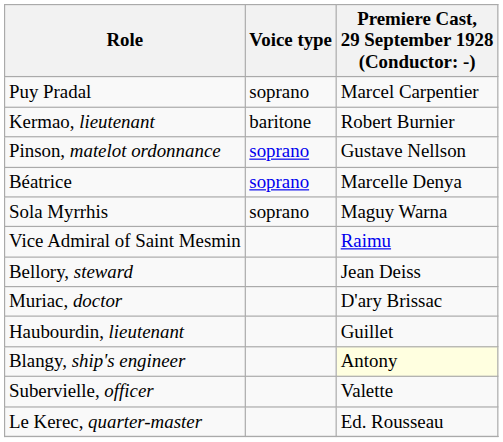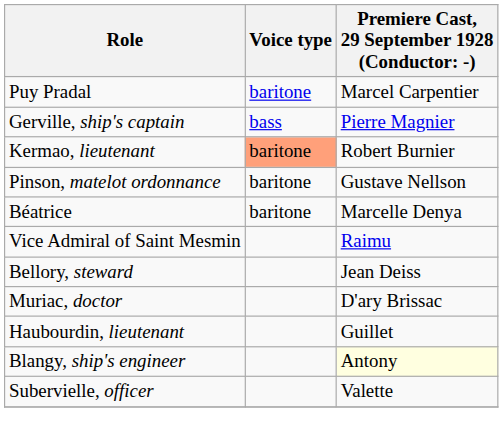(279, 91) soprano -> (280, 91) baritone
+ row: (97, 121)
(280, 121) no background -> (280, 151) lightsalmon background
(279, 151) soprano -> (280, 181) baritone
(279, 181) soprano -> (280, 211) baritone
- row: (59, 211)
- row: (105, 421)
